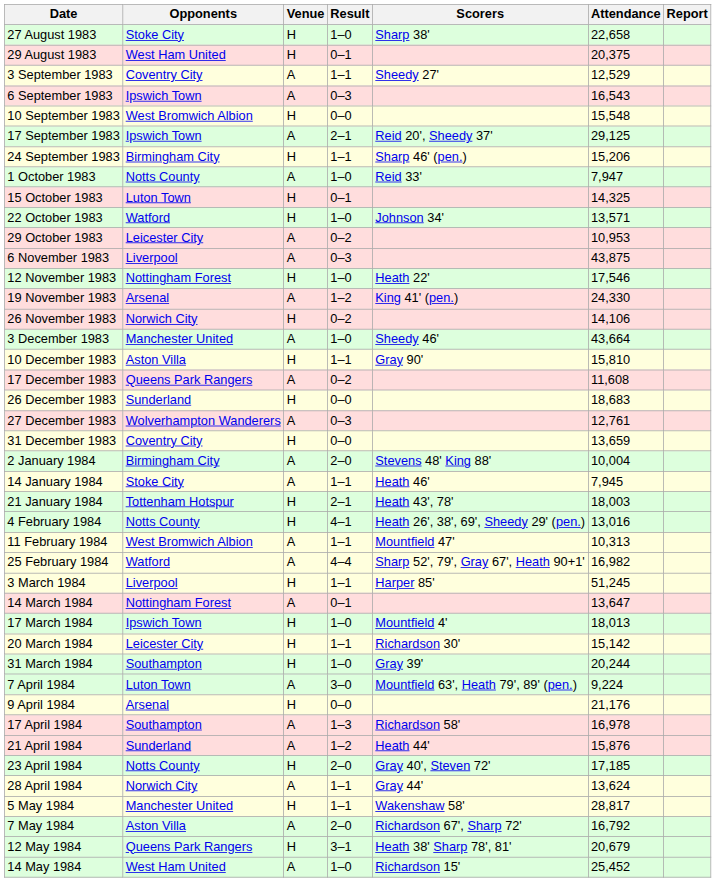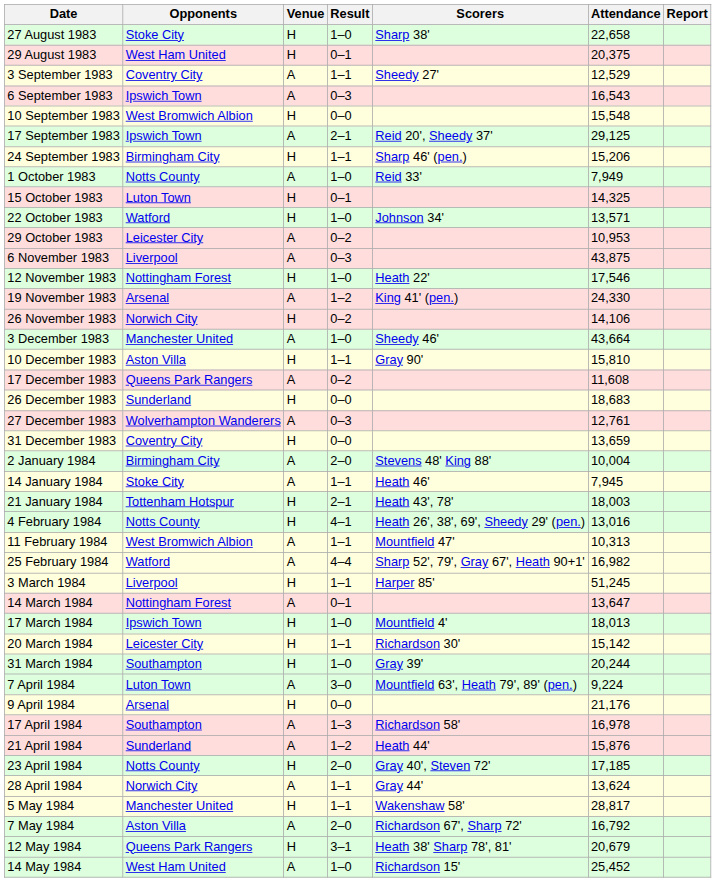(607, 177) 7,947 -> (607, 177) 7,949
